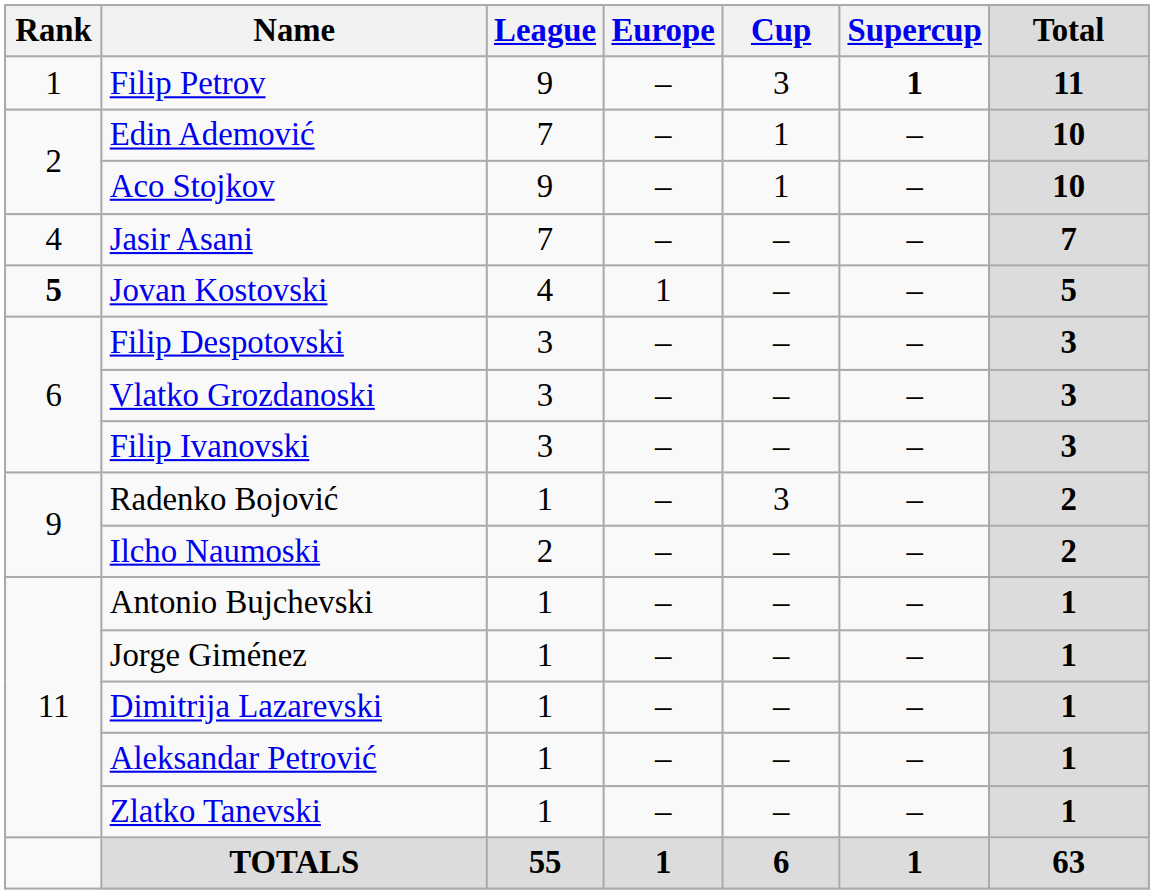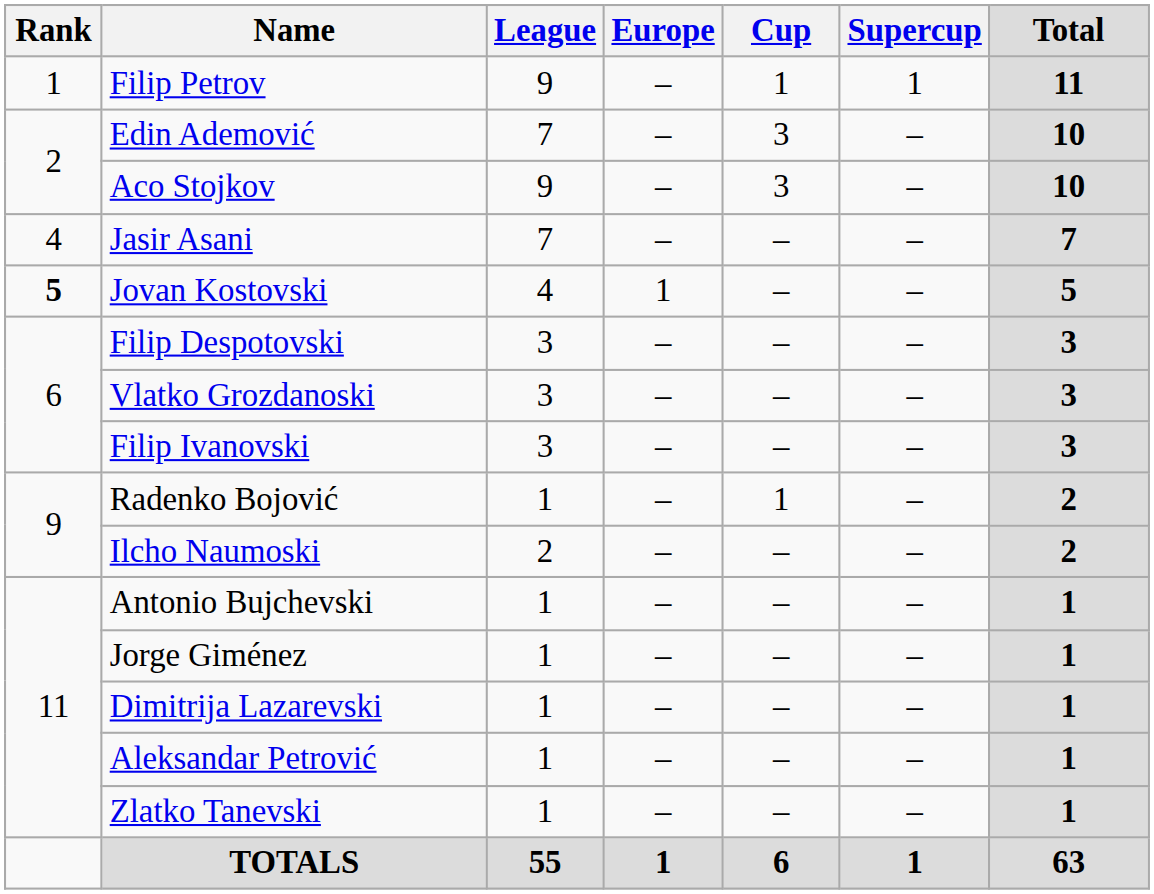(781, 82) 3 -> (781, 82) 1
(915, 82) bold -> (915, 82) normal
(781, 134) 1 -> (781, 134) 3
(781, 186) 1 -> (781, 186) 3
(781, 498) 3 -> (781, 498) 1
